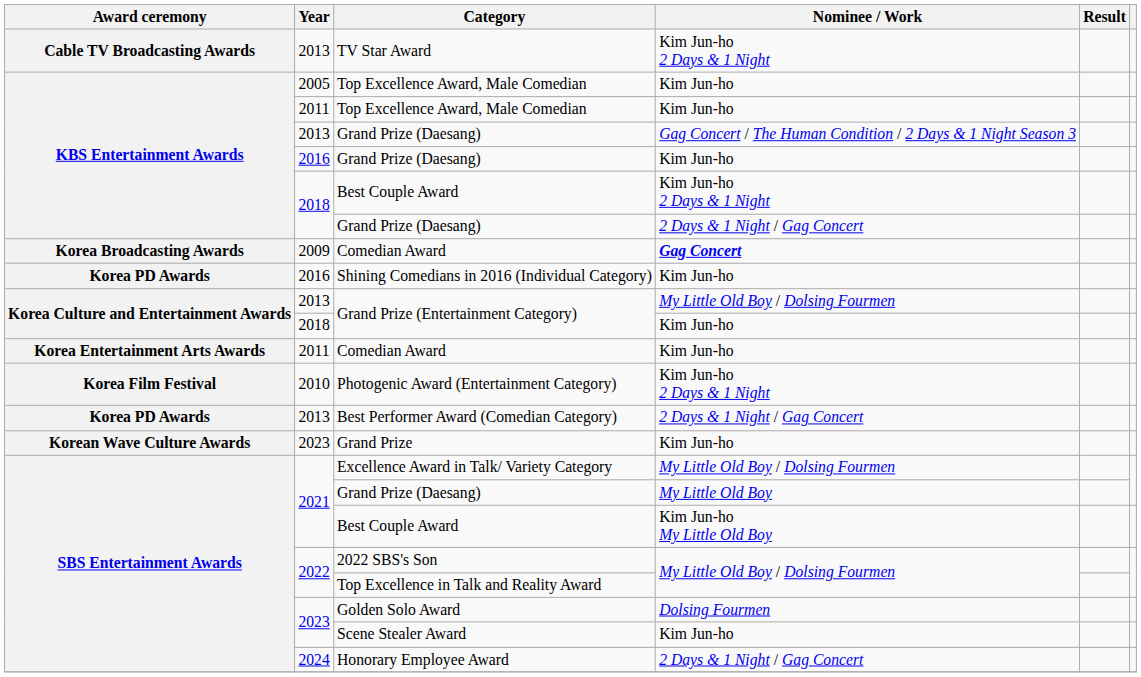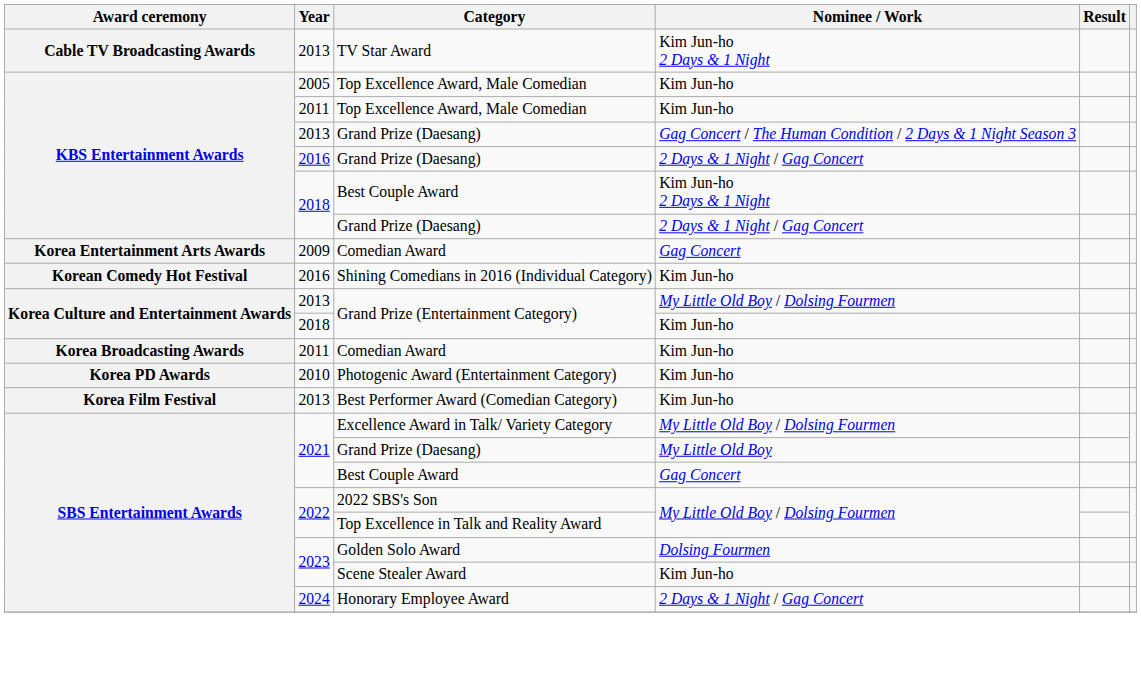(696, 158) Kim Jun-ho -> (761, 158) 2 Days & 1 Night / Gag Concert
(150, 251) Korea Broadcasting Awards -> (150, 251) Korea Entertainment Arts Awards
(700, 251) bold -> (700, 251) normal
(150, 276) Korea PD Awards -> (150, 276) Korean Comedy Hot Festival
(150, 350) Korea Entertainment Arts Awards -> (150, 350) Korea Broadcasting Awards
(150, 384) Korea Film Festival -> (150, 375) Korea PD Awards
(714, 384) Kim Jun-ho 2 Days & 1 Night -> (696, 375) Kim Jun-ho
(150, 417) Korea PD Awards -> (150, 400) Korea Film Festival
(761, 417) 2 Days & 1 Night / Gag Concert -> (696, 400) Kim Jun-ho
- row: (314, 442)
(716, 526) Kim Jun-ho My Little Old Boy -> (700, 474) Gag Concert
